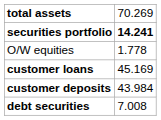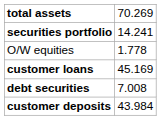(135, 32) bold -> (135, 32) normal
rows swapped: (59, 87) <-> (48, 106)
